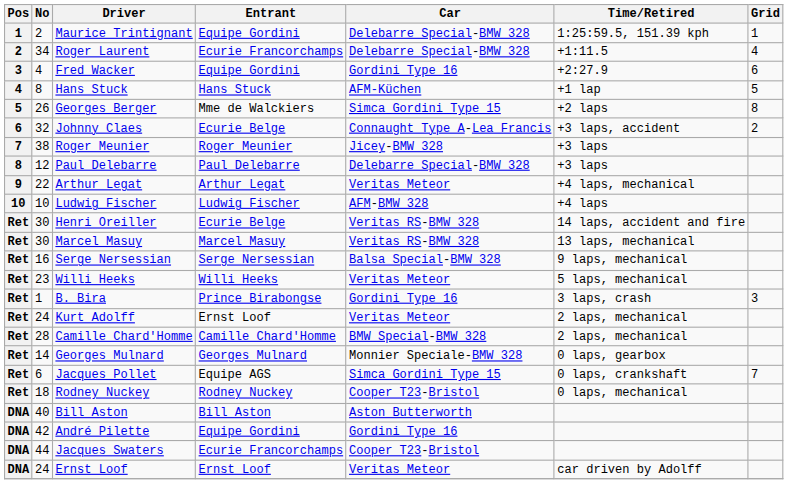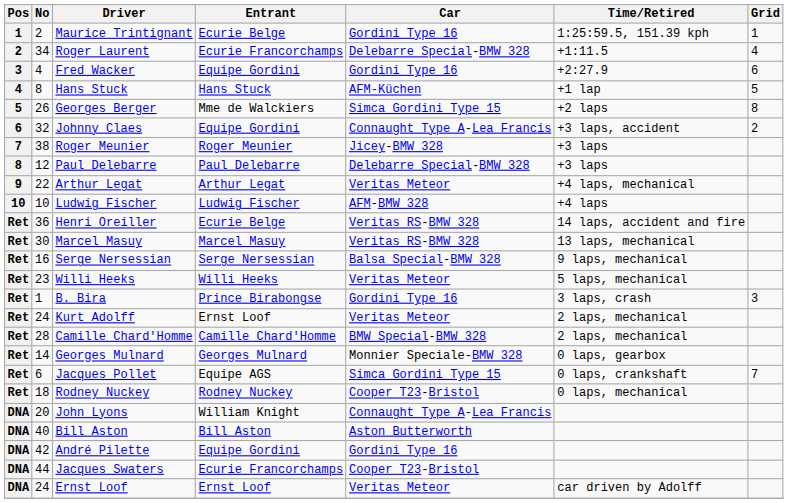(249, 33) Equipe Gordini -> (242, 33) Ecurie Belge
(439, 33) Delebarre Special-BMW 328 -> (403, 33) Gordini Type 16
(242, 128) Ecurie Belge -> (249, 128) Equipe Gordini
(42, 223) 30 -> (42, 223) 36
+ row: (92, 413)
